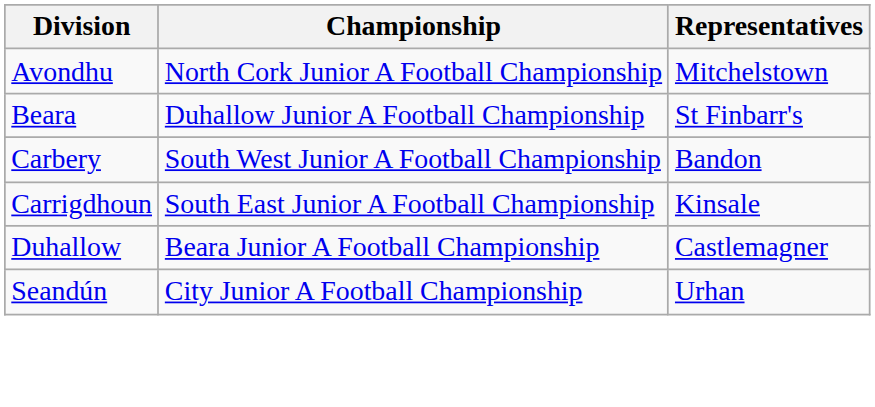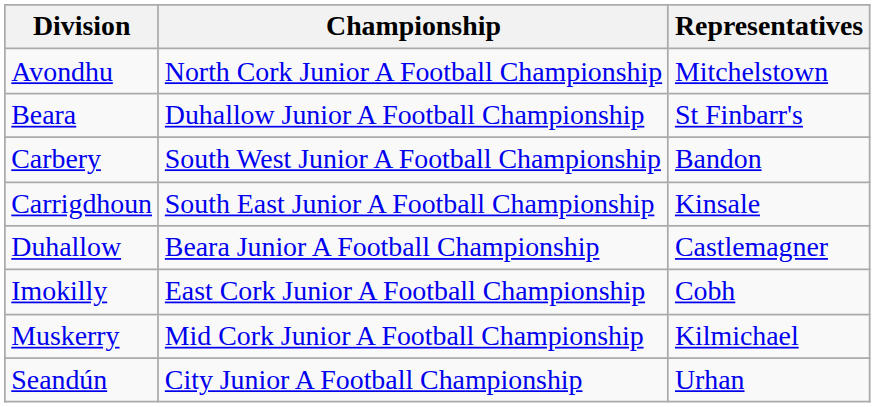+ row: (59, 291)
+ row: (65, 335)
